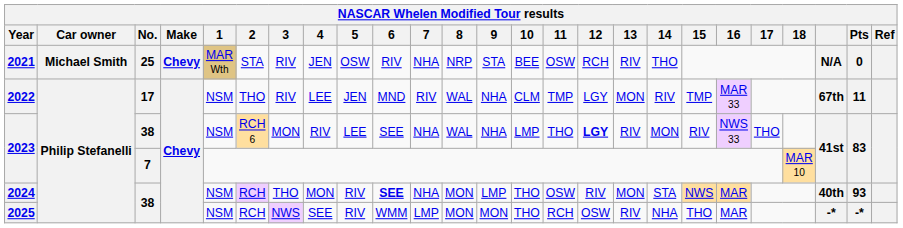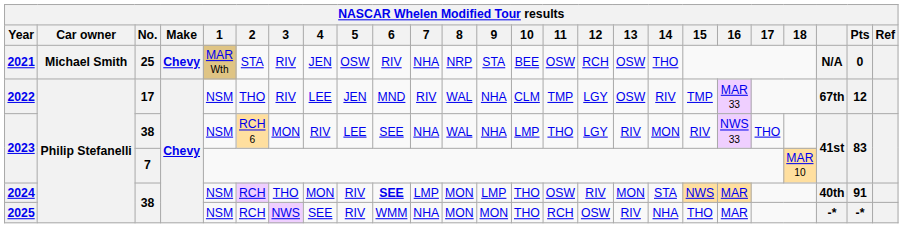(630, 62) RIV -> (631, 62) OSW
(630, 97) MON -> (631, 97) OSW
(859, 97) 11 -> (860, 97) 12
(596, 131) bold -> (596, 131) normal
(426, 193) NHA -> (426, 193) LMP
(859, 193) 93 -> (860, 193) 91
(426, 213) LMP -> (426, 213) NHA
